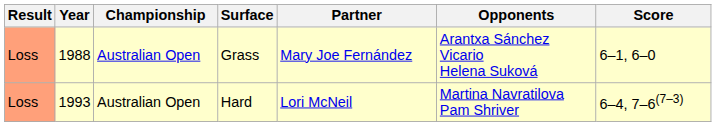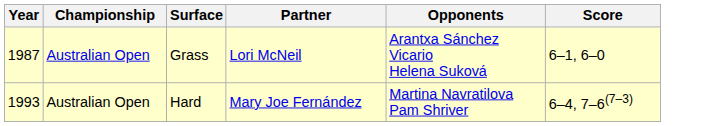- column: (30, 15)
(74, 54) 1988 -> (24, 54) 1987
(346, 54) Mary Joe Fernández -> (266, 54) Lori McNeil
(316, 102) Lori McNeil -> (296, 102) Mary Joe Fernández
